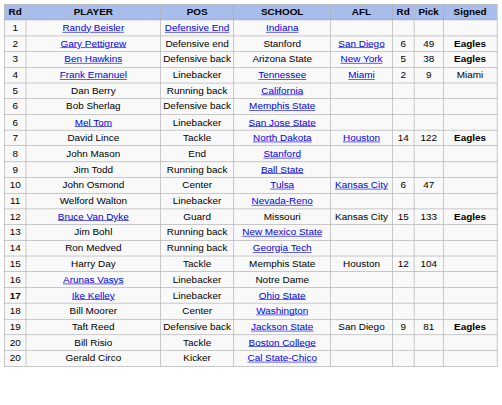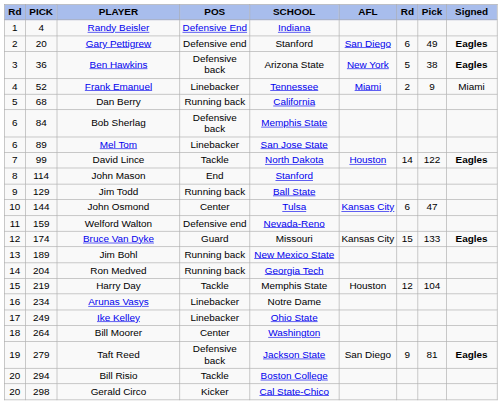+ column: (41, 12)
(197, 201) Linebacker -> (215, 223) Defensive end
(15, 295) bold -> (15, 317) normal
